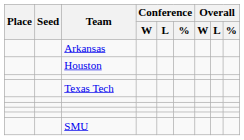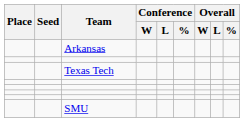- row: (19, 66)
